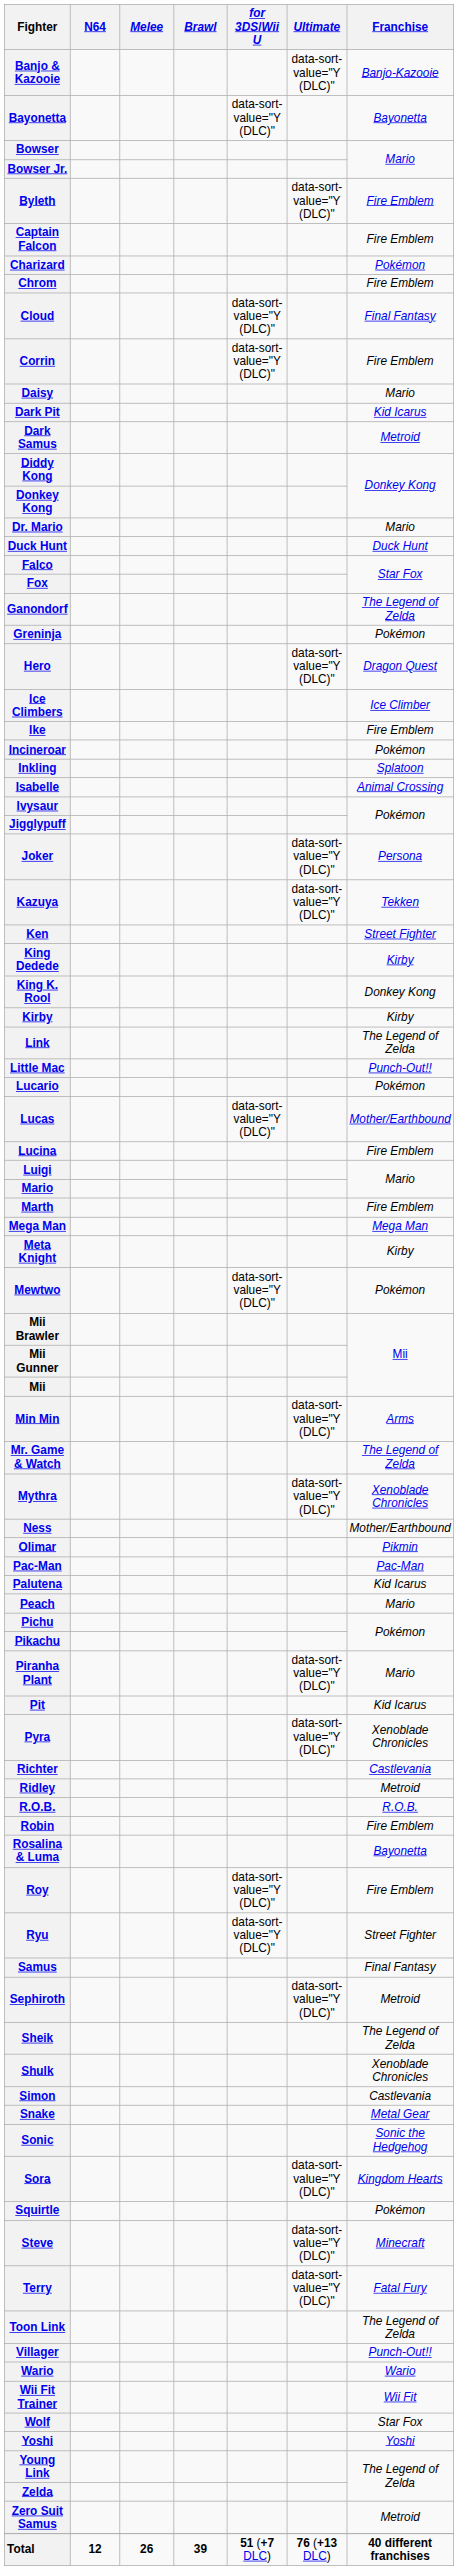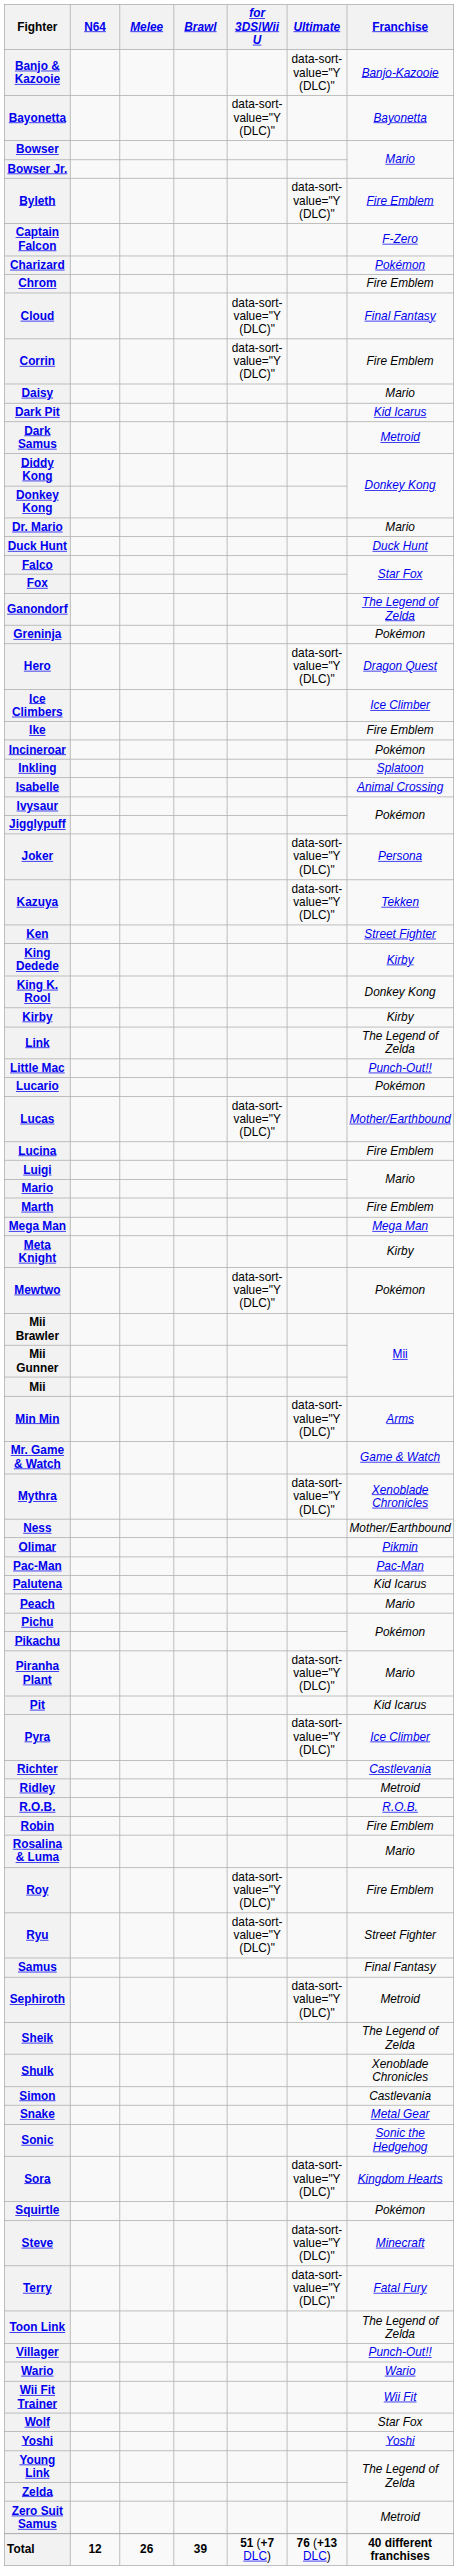(400, 239) Fire Emblem -> (400, 239) F-Zero
(400, 1457) The Legend of Zelda -> (400, 1457) Game & Watch
(400, 1737) Xenoblade Chronicles -> (400, 1737) Ice Climber
(400, 1851) Bayonetta -> (400, 1851) Mario
